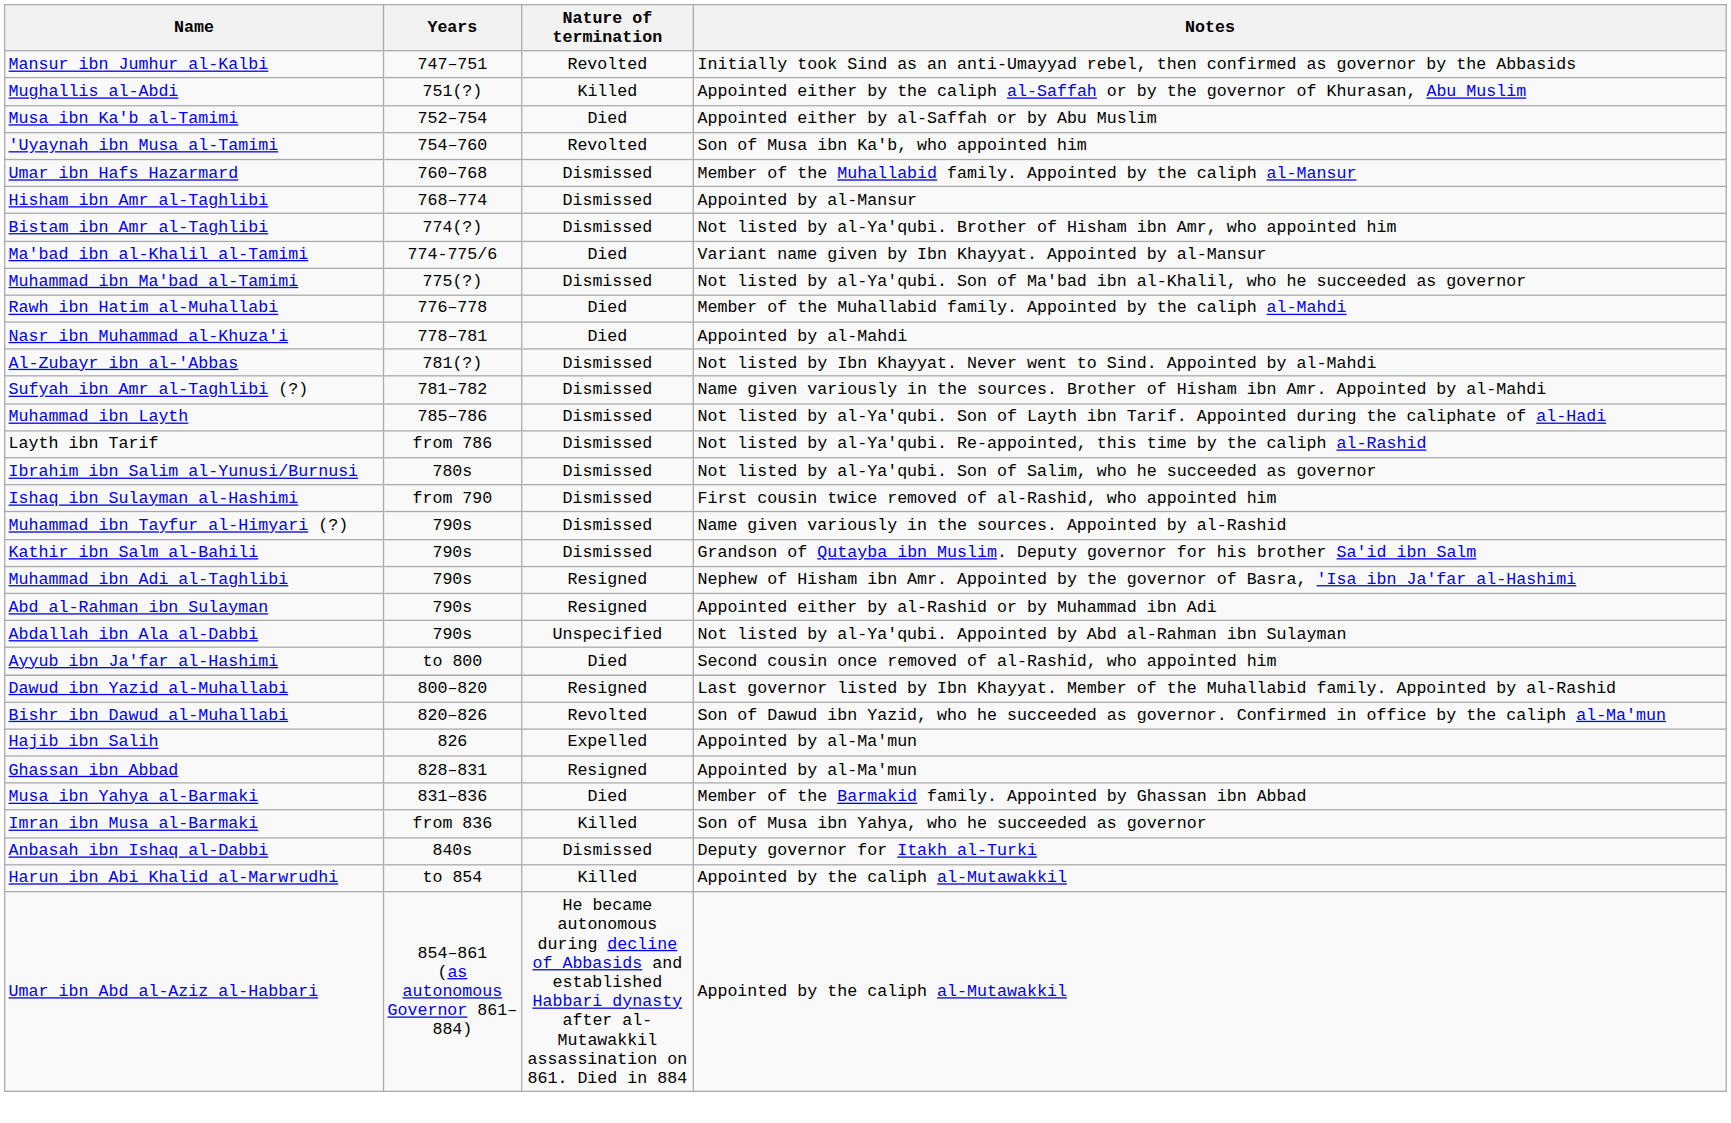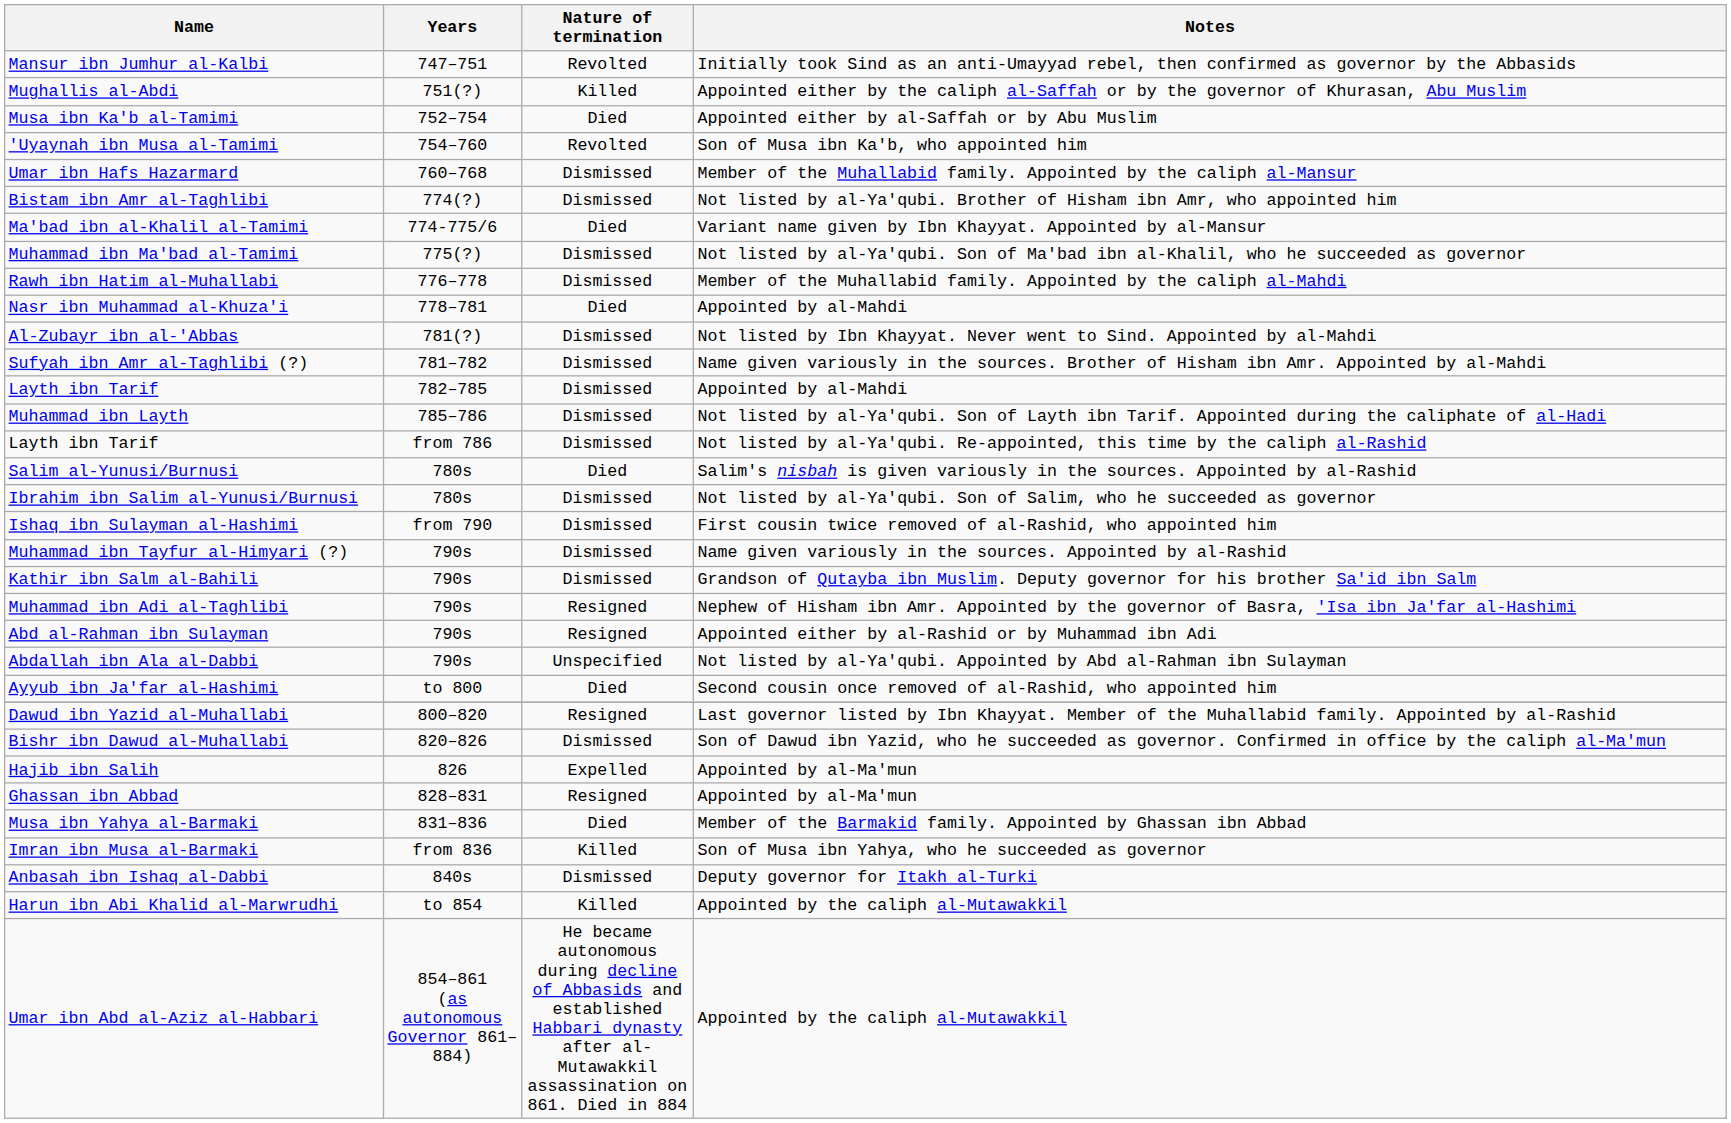- row: (138, 200)
(607, 309) Died -> (607, 281) Dismissed
+ row: (83, 390)
+ row: (123, 471)
(607, 715) Revolted -> (607, 743) Dismissed
